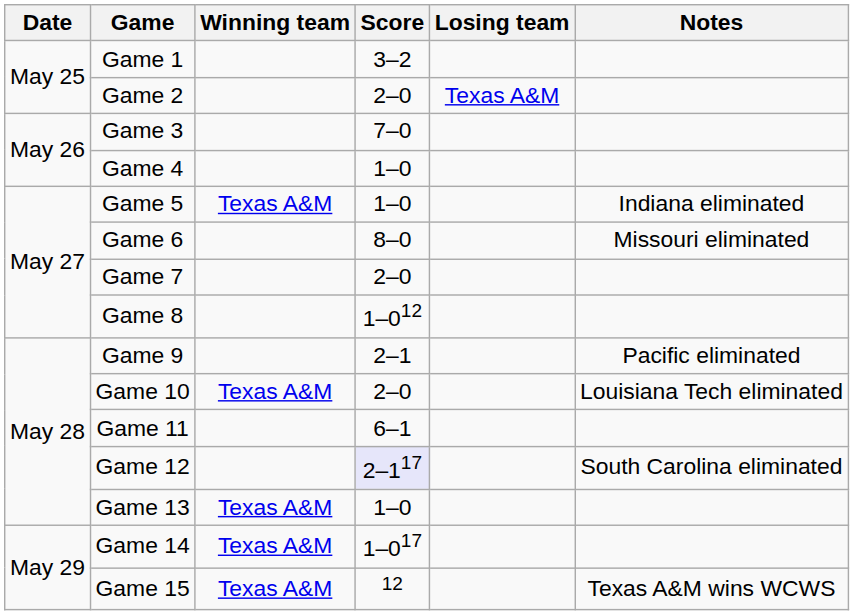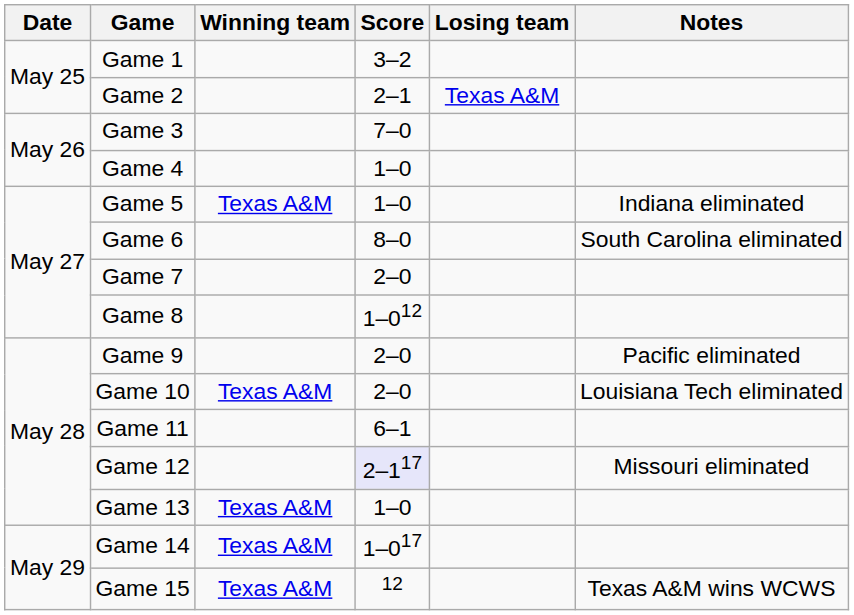(392, 95) 2–0 -> (392, 95) 2–1
(711, 240) Missouri eliminated -> (711, 240) South Carolina eliminated
(392, 355) 2–1 -> (392, 355) 2–0
(711, 467) South Carolina eliminated -> (711, 467) Missouri eliminated
